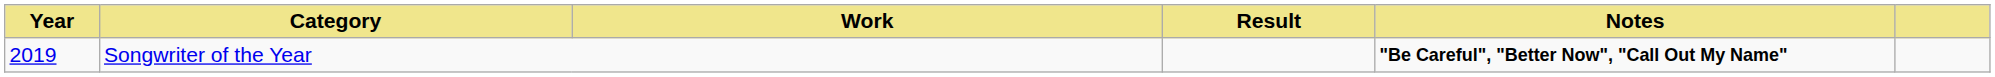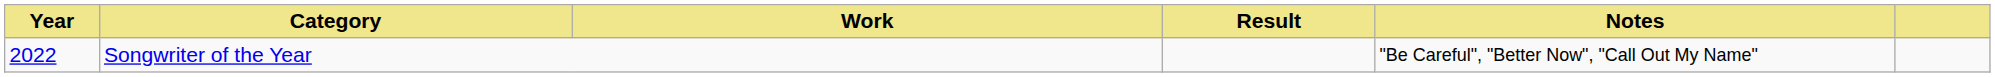(33, 54) 2019 -> (33, 54) 2022
(1583, 55) bold -> (1569, 55) normal
